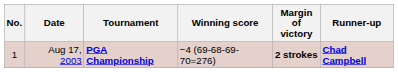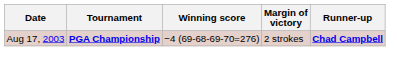- column: (14, 23)
(296, 55) bold -> (284, 38) normal
